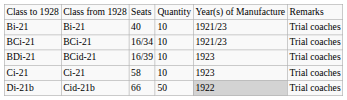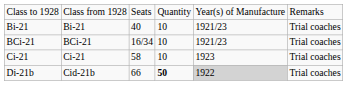- row: (21, 57)
(162, 88) normal -> (162, 73) bold
